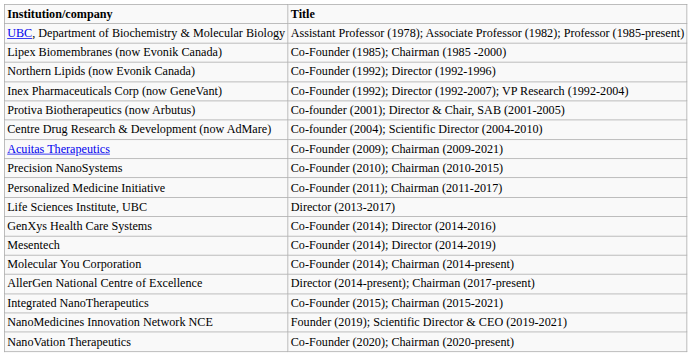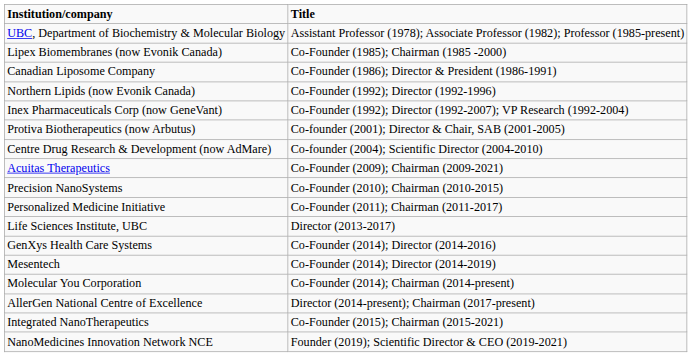+ row: (81, 71)
- row: (69, 341)
